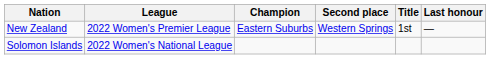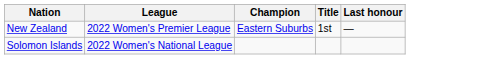- column: (356, 13)
